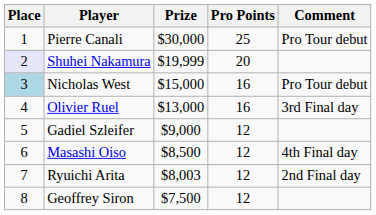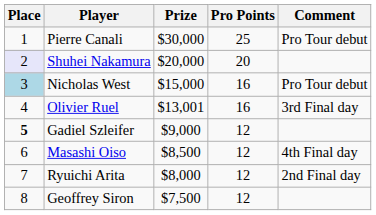(181, 61) $19,999 -> (181, 61) $20,000
(181, 107) $13,000 -> (181, 107) $13,001
(24, 130) normal -> (24, 130) bold
(181, 175) $8,003 -> (181, 175) $8,000
